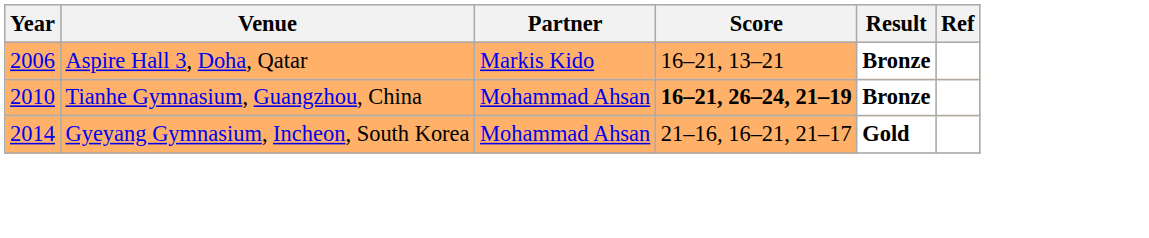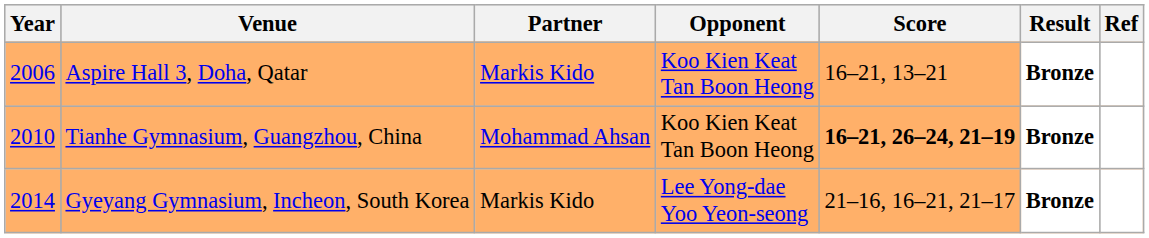+ column: (737, 23)
(565, 134) Mohammad Ahsan -> (537, 200) Markis Kido
(886, 134) Gold -> (1060, 200) Bronze
